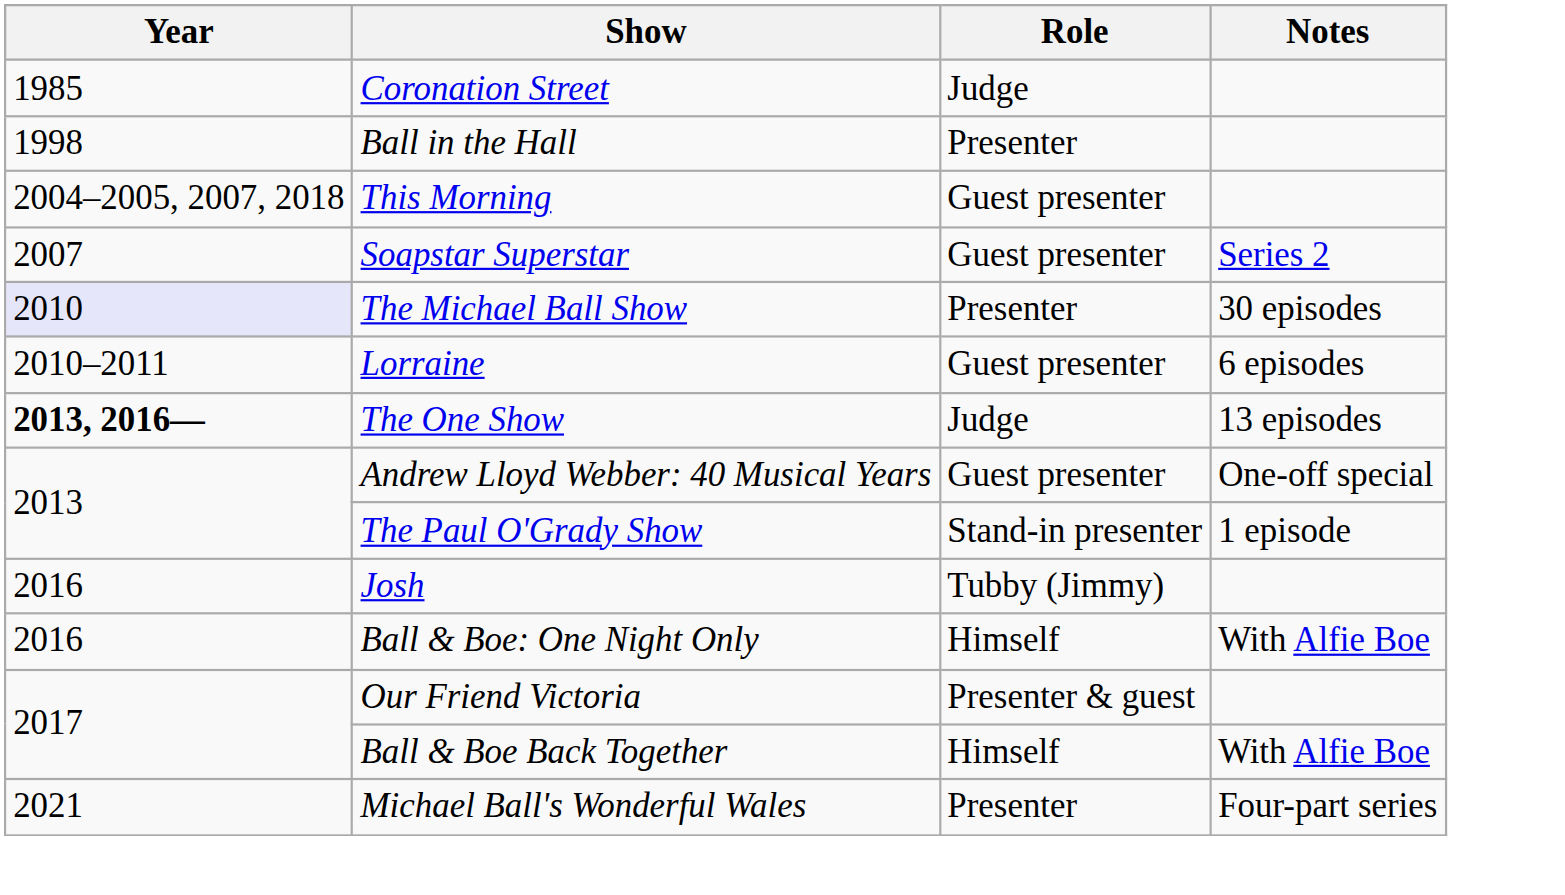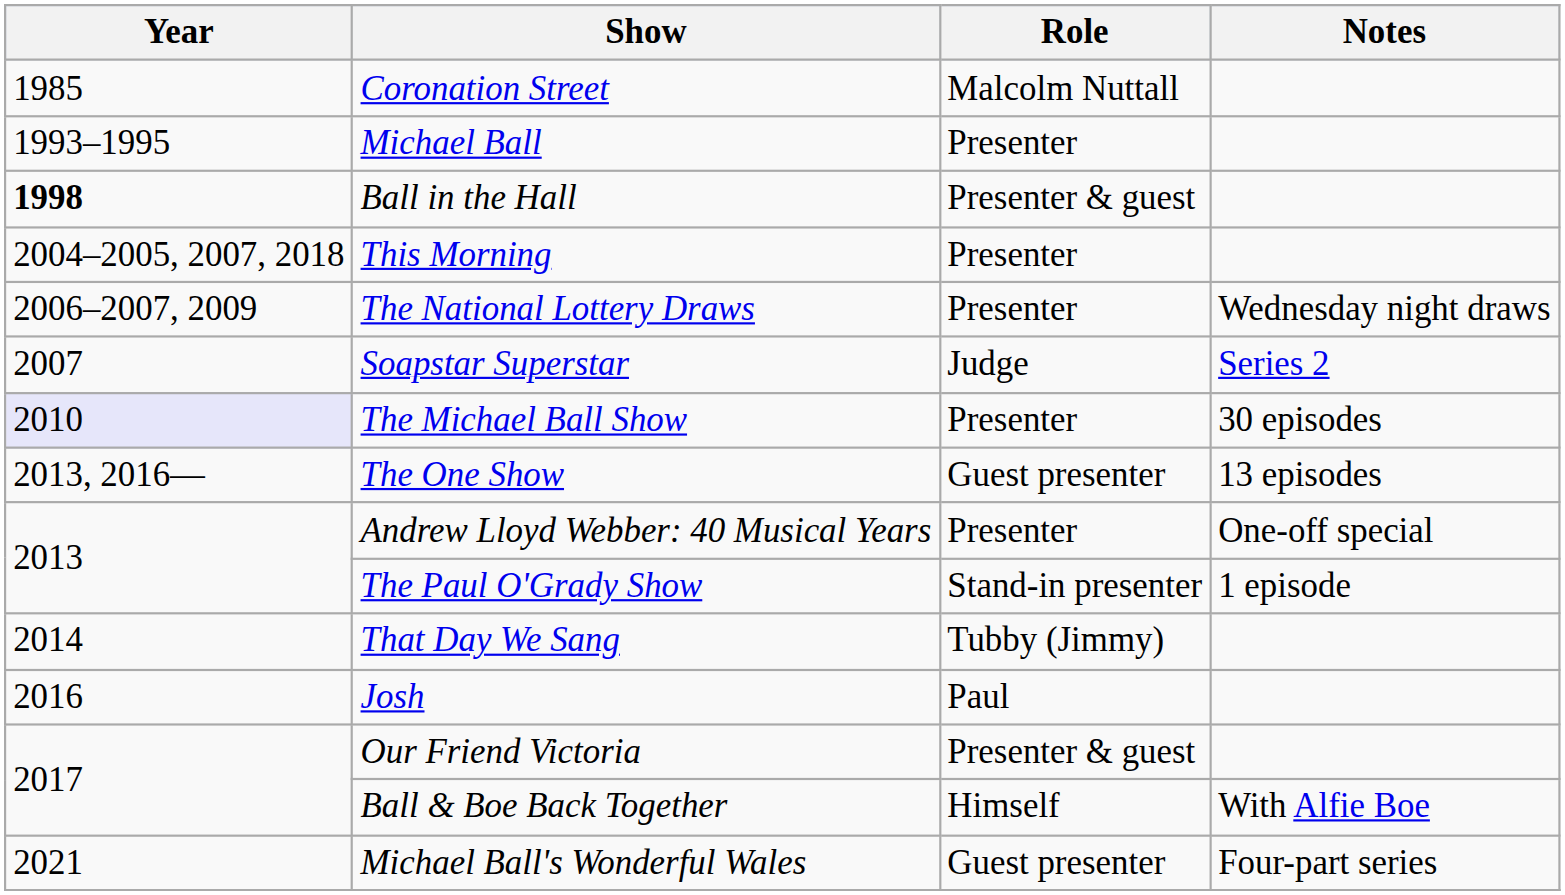(988, 87) Judge -> (1063, 87) Malcolm Nuttall
+ row: (451, 142)
(48, 142) normal -> (48, 198) bold
(1012, 142) Presenter -> (1071, 198) Presenter & guest
(1056, 198) Guest presenter -> (1012, 253) Presenter
+ row: (558, 308)
(1056, 253) Guest presenter -> (988, 364) Judge
- row: (423, 364)
(109, 419) bold -> (109, 474) normal
(988, 419) Judge -> (1056, 474) Guest presenter
(1056, 474) Guest presenter -> (1012, 530) Presenter
+ row: (490, 640)
(1056, 585) Tubby (Jimmy) -> (978, 695) Paul
- row: (560, 640)
(1012, 806) Presenter -> (1056, 861) Guest presenter
